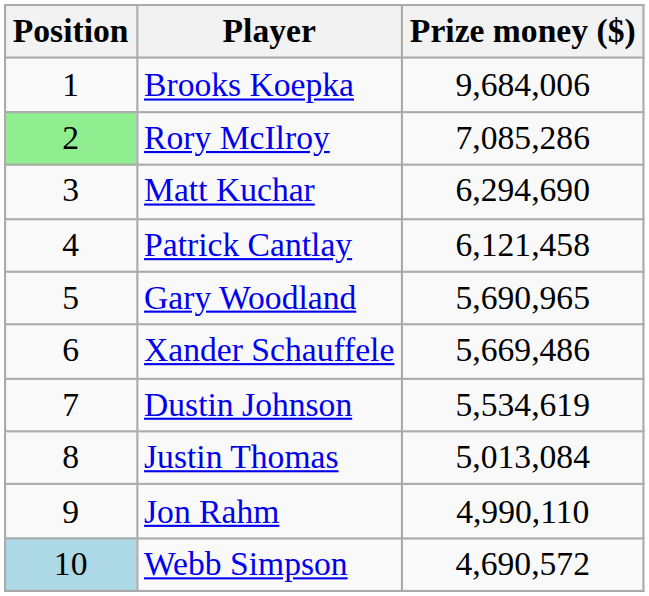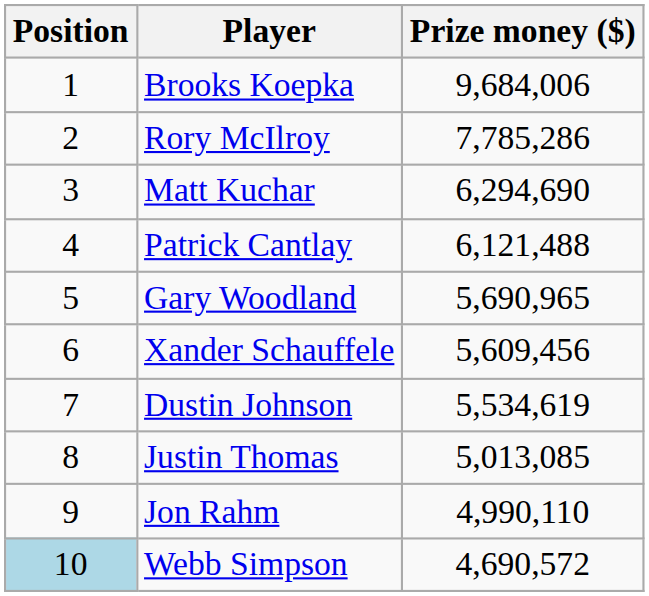(71, 137) lightgreen background -> (71, 137) no background
(523, 137) 7,085,286 -> (523, 137) 7,785,286
(523, 244) 6,121,458 -> (523, 244) 6,121,488
(523, 350) 5,669,486 -> (523, 350) 5,609,456
(523, 457) 5,013,084 -> (523, 457) 5,013,085
